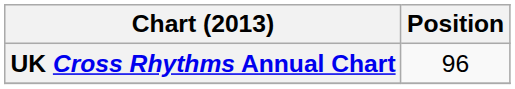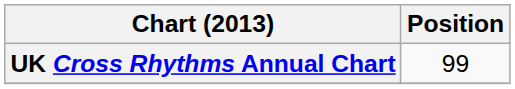(456, 63) 96 -> (456, 63) 99
